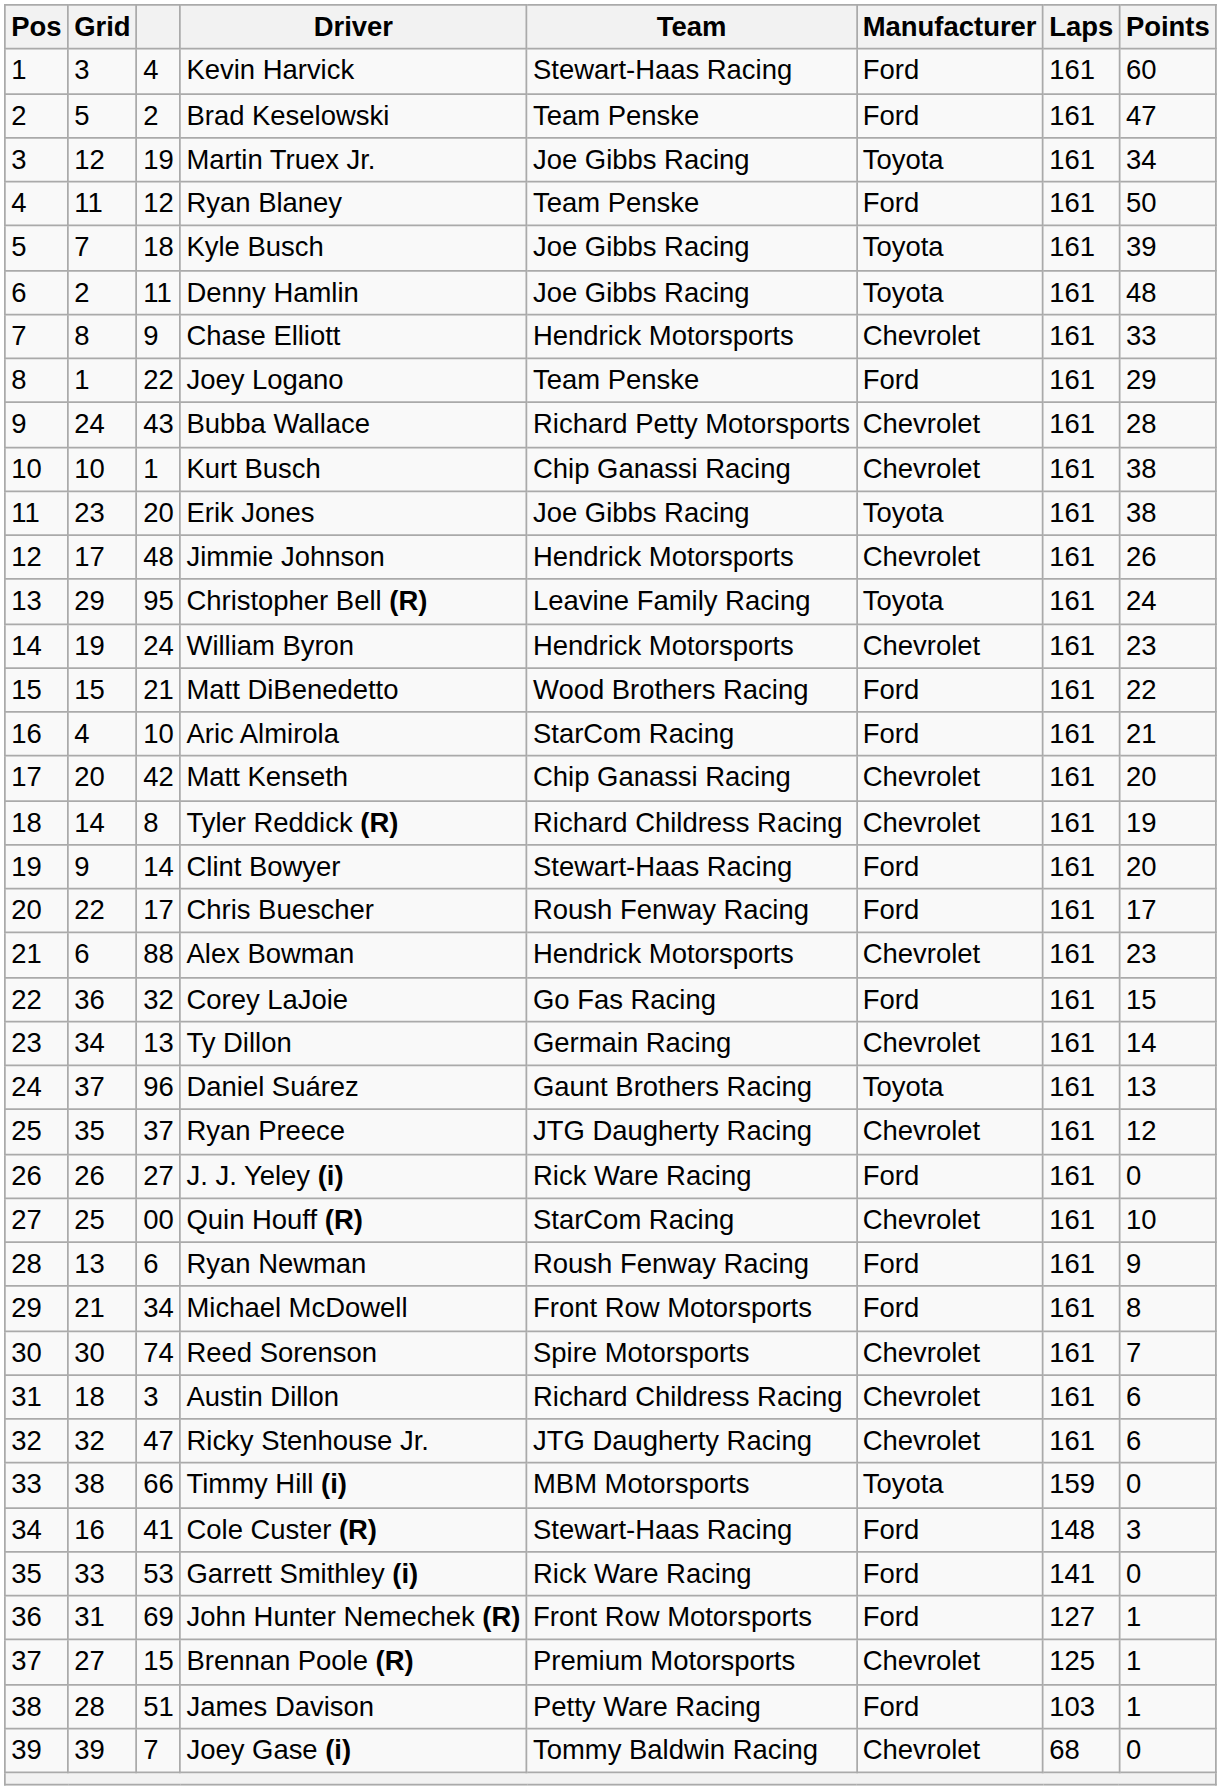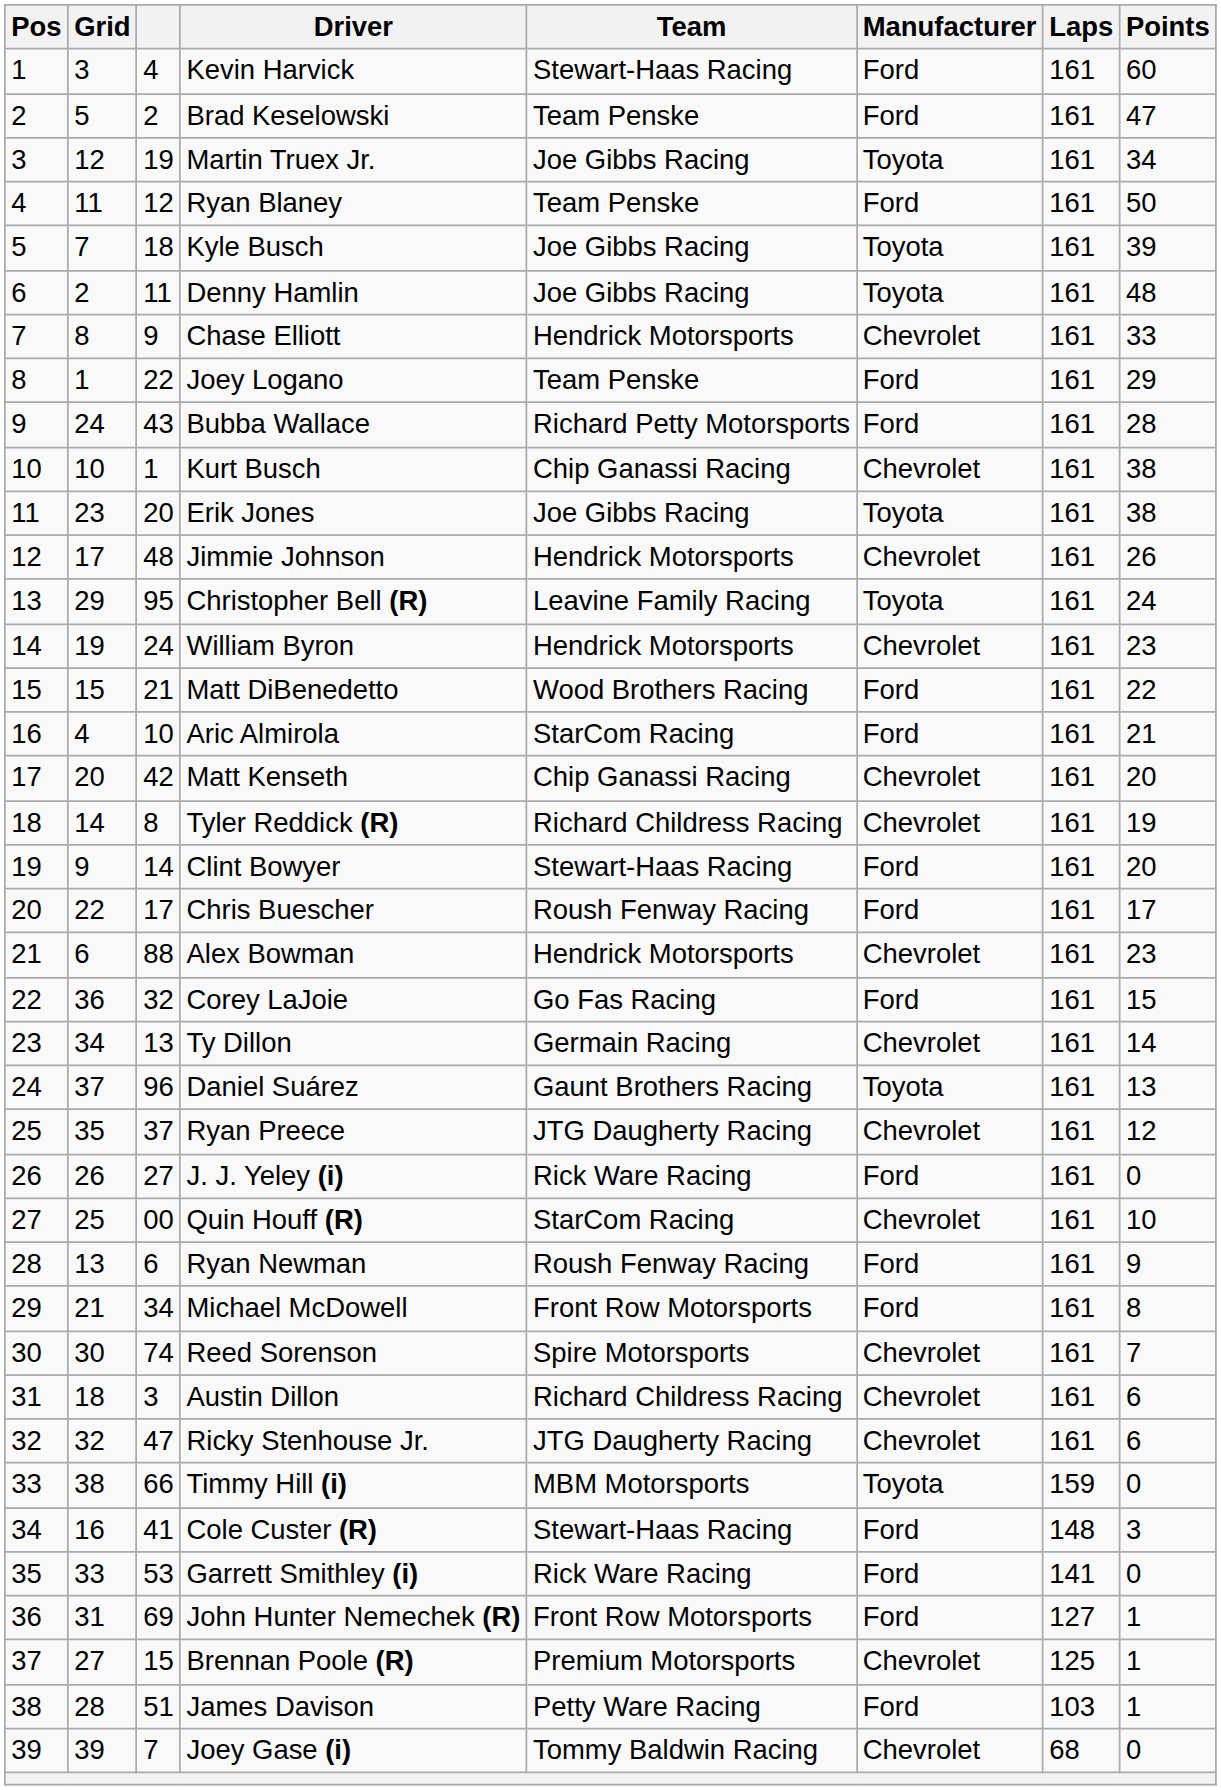(921, 423) Chevrolet -> (891, 423) Ford
